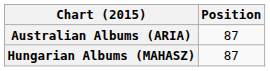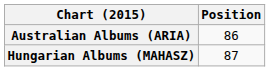(231, 35) 87 -> (231, 35) 86
